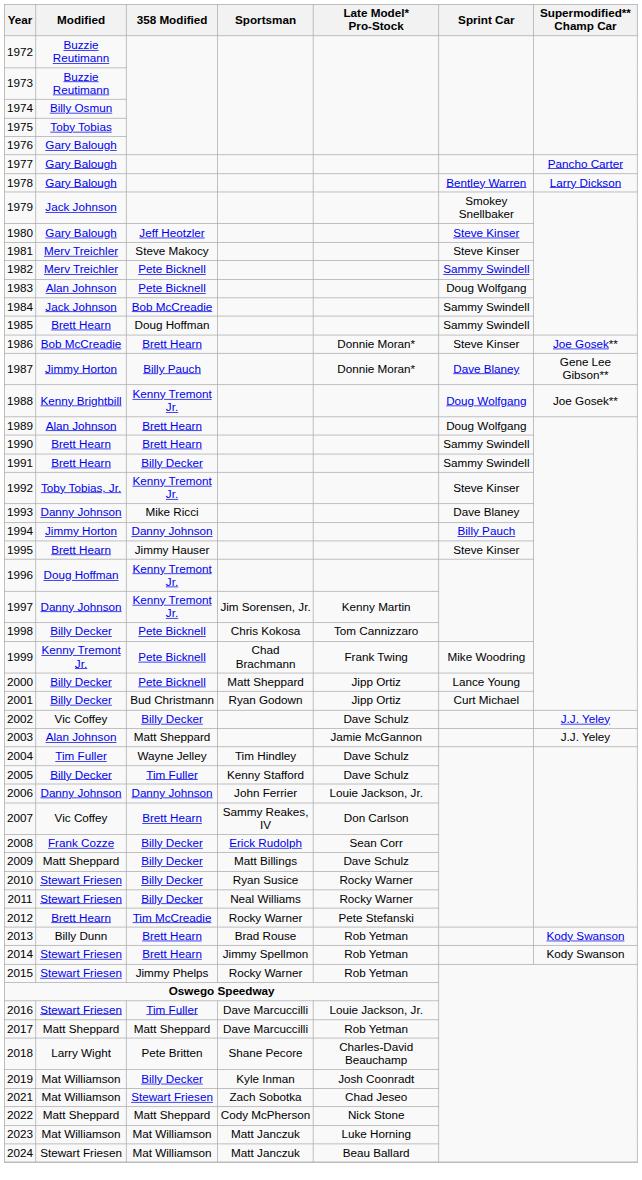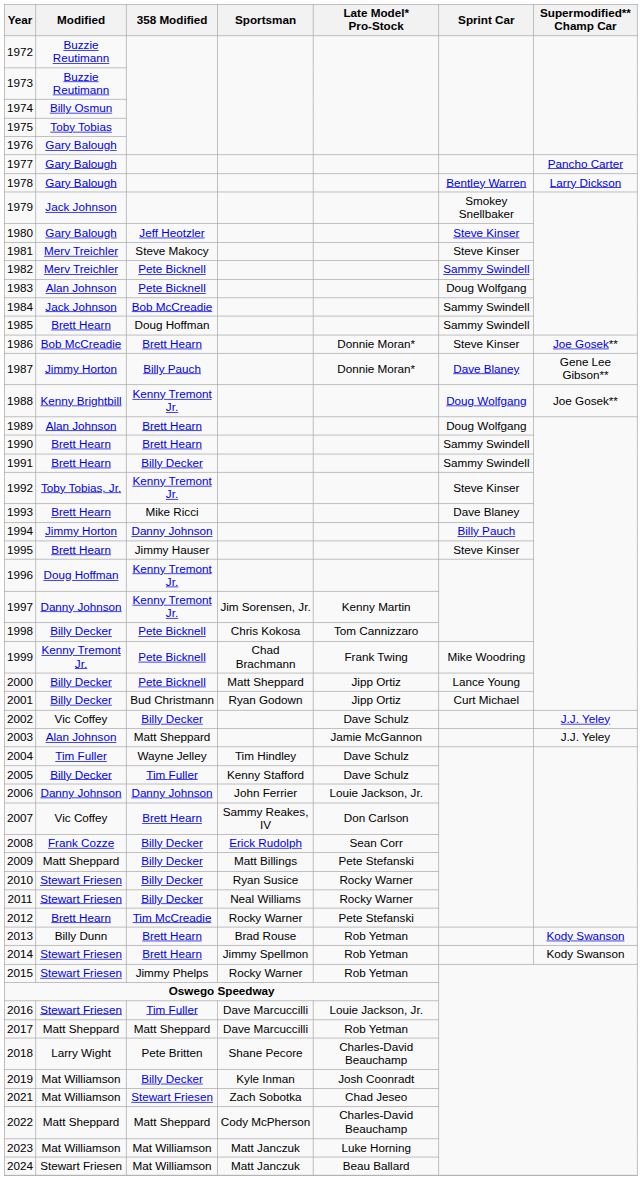(81, 513) Danny Johnson -> (81, 513) Brett Hearn
(376, 862) Dave Schulz -> (376, 862) Pete Stefanski
(376, 1116) Nick Stone -> (376, 1122) Charles-David Beauchamp
